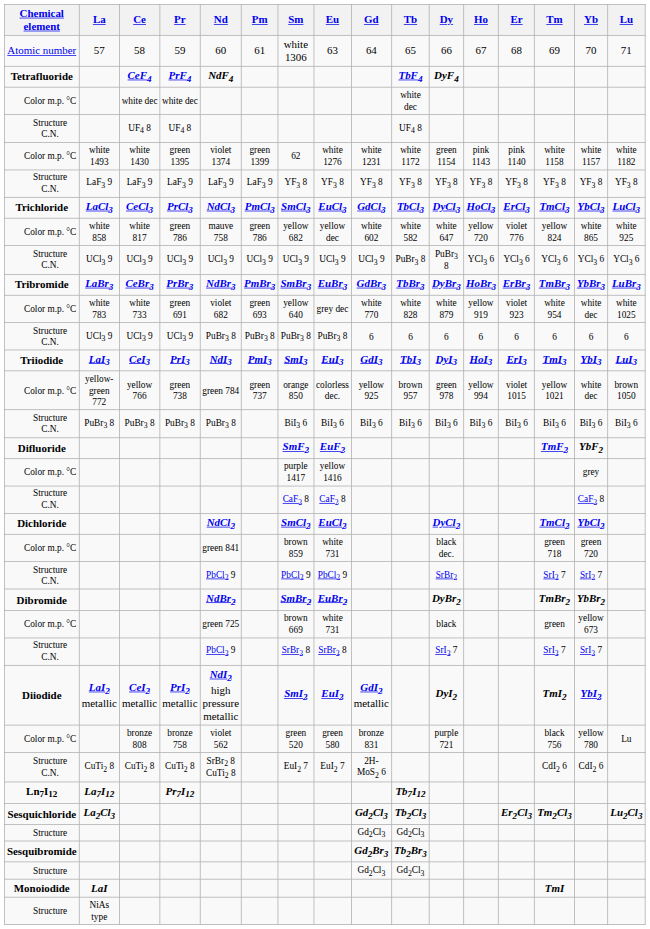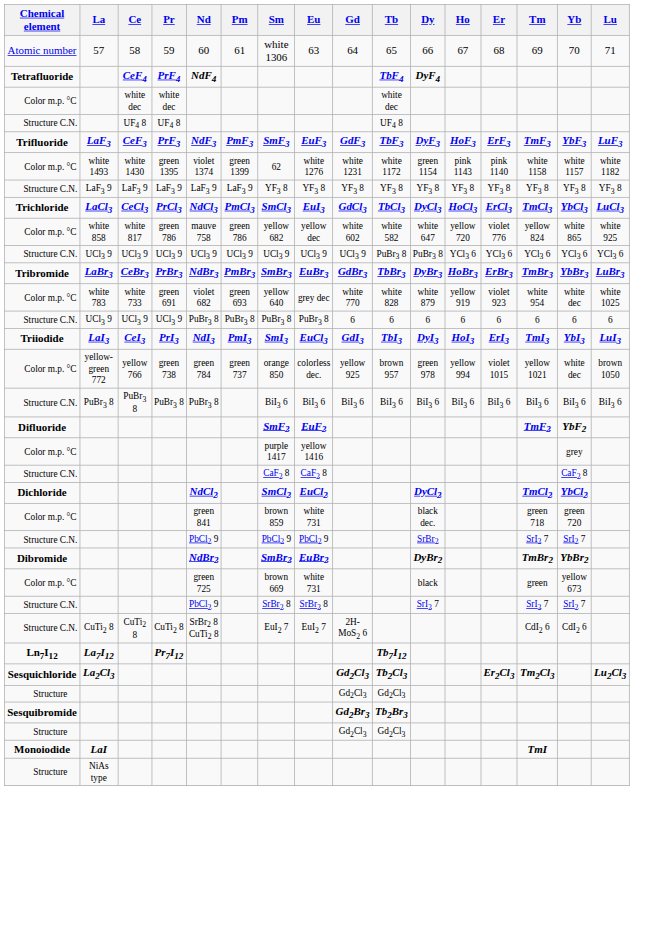+ row: (42, 142)
(332, 208) EuCl3 -> (314, 208) EuI3
(332, 360) EuI3 -> (314, 339) EuCl3
- row: (42, 695)
- row: (50, 739)
